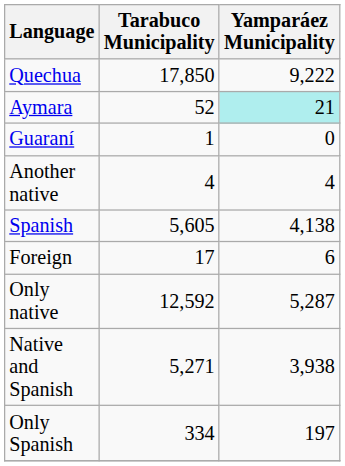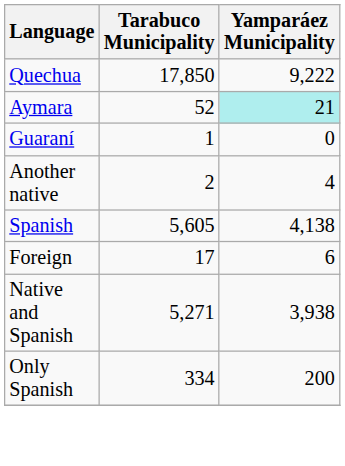(210, 182) 4 -> (210, 182) 2
- row: (34, 300)
(320, 432) 197 -> (320, 378) 200
